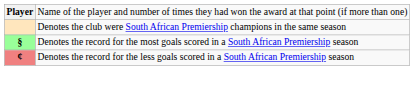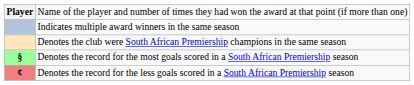+ row: (138, 27)
